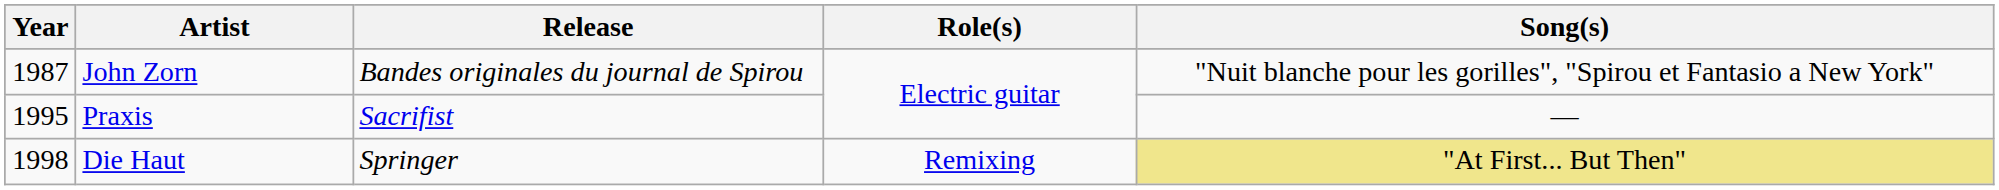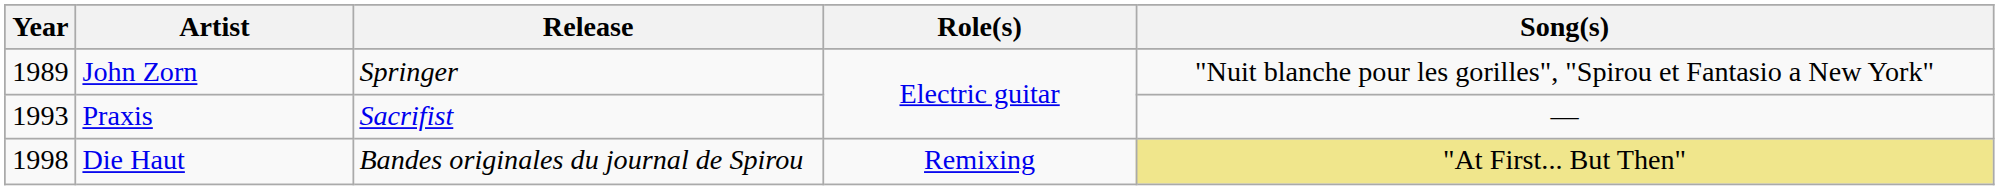(40, 71) 1987 -> (40, 71) 1989
(581, 71) Bandes originales du journal de Spirou -> (409, 71) Springer
(40, 116) 1995 -> (40, 116) 1993
(409, 160) Springer -> (581, 160) Bandes originales du journal de Spirou
